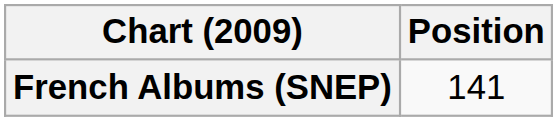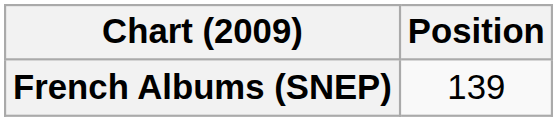(476, 87) 141 -> (476, 87) 139
